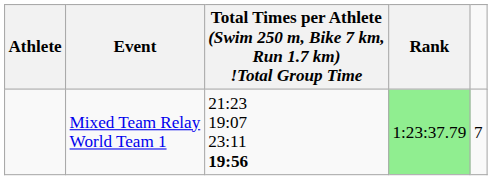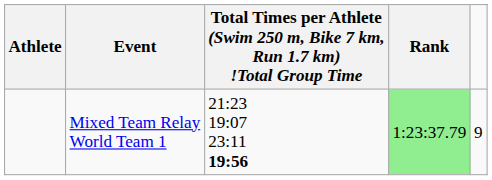(478, 131) 7 -> (478, 131) 9
